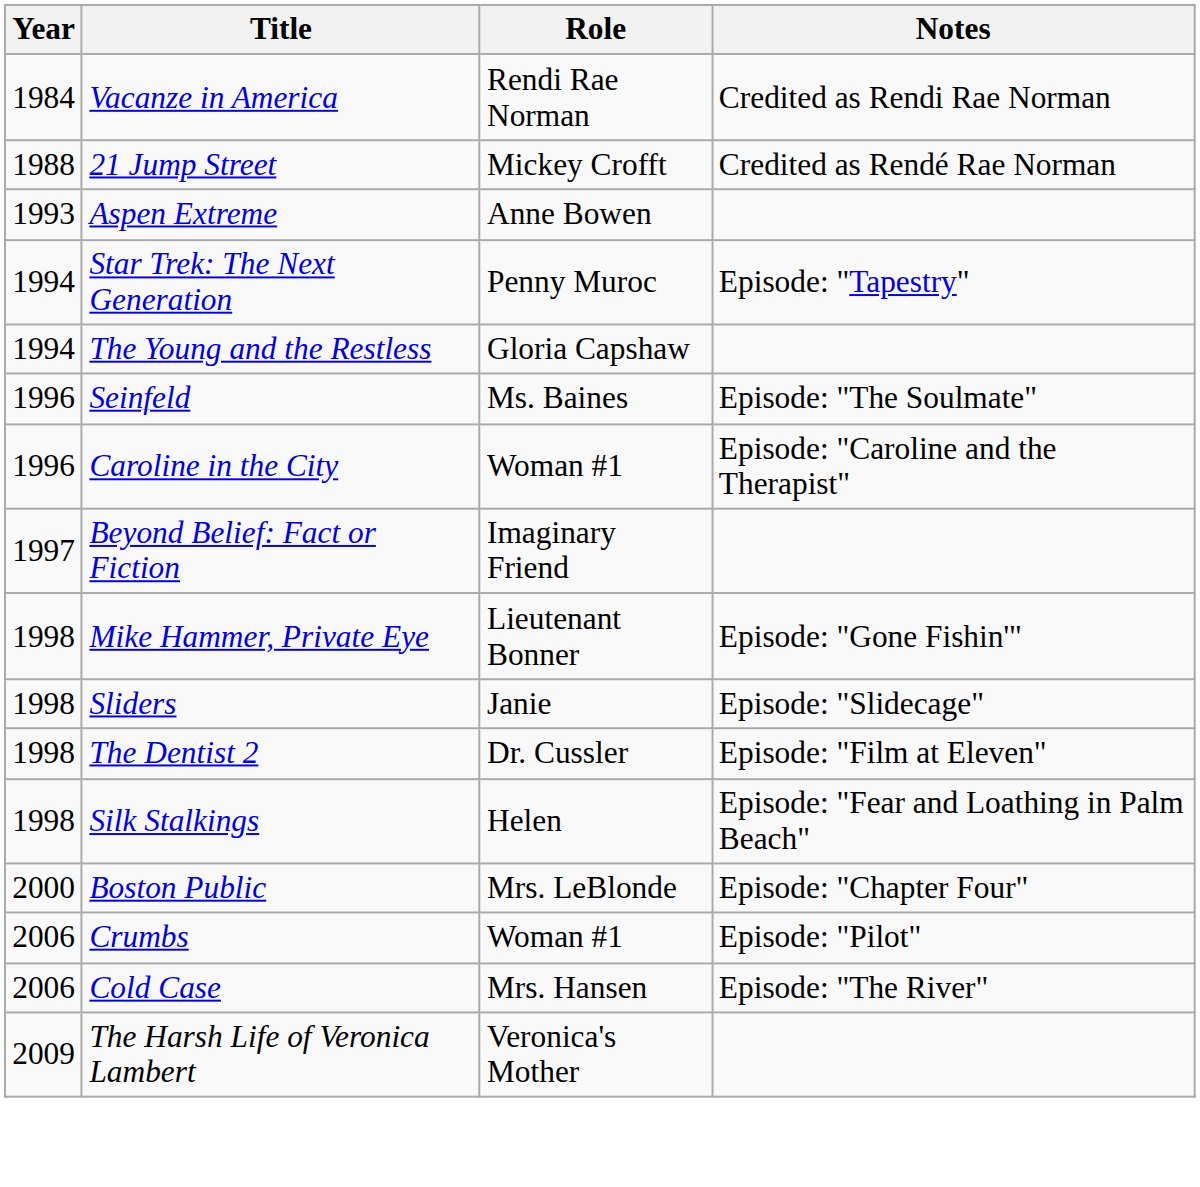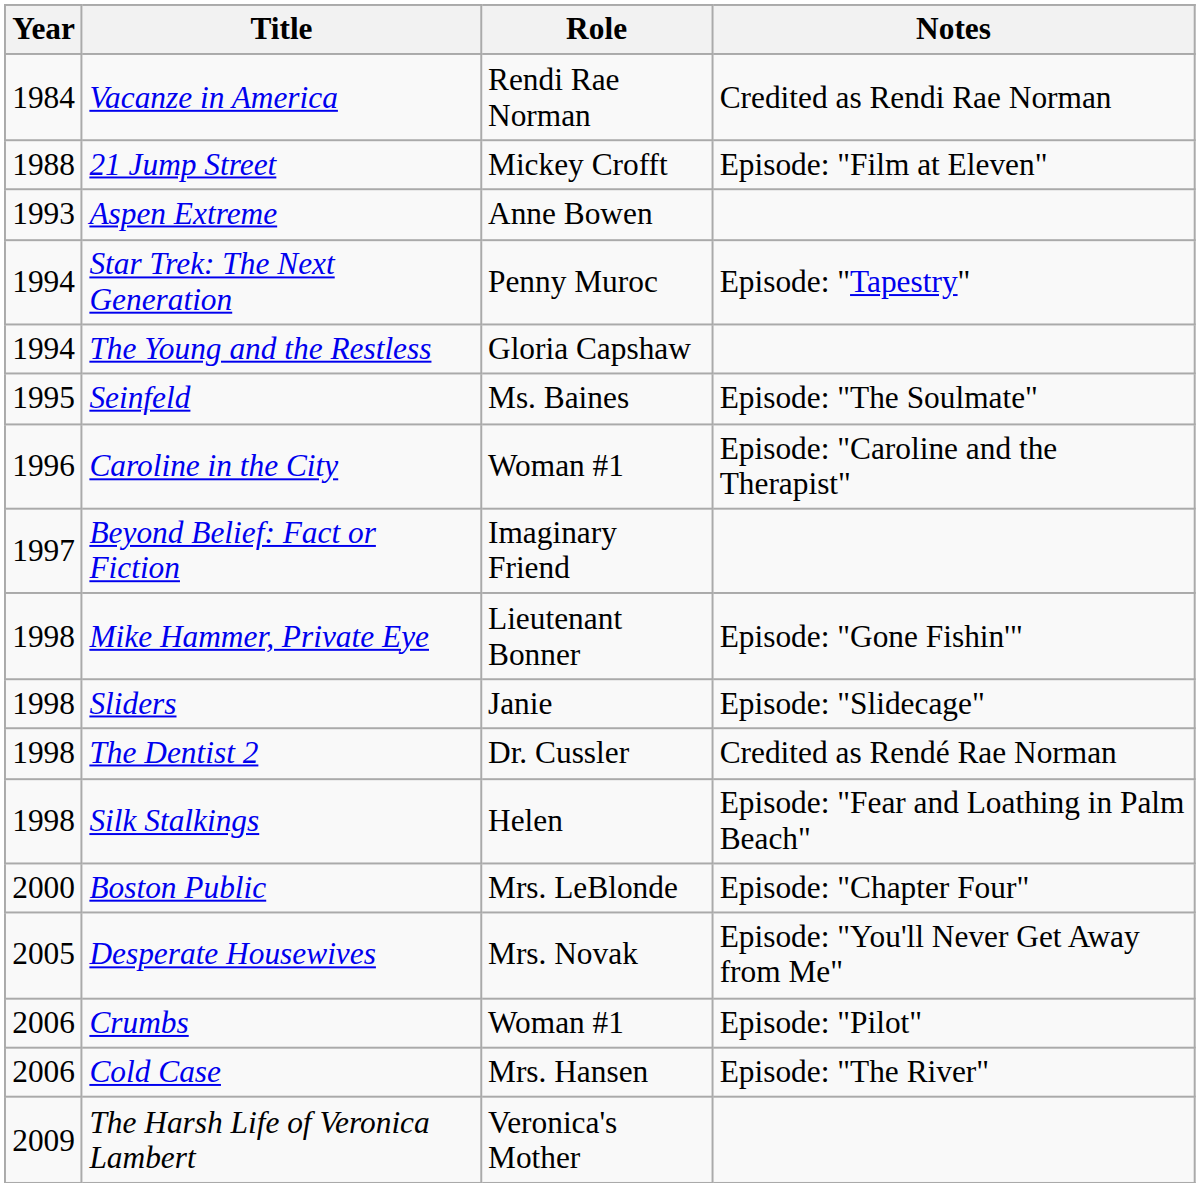(917, 164) Credited as Rendé Rae Norman -> (884, 164) Episode: "Film at Eleven"
(44, 398) 1996 -> (44, 398) 1995
(883, 752) Episode: "Film at Eleven" -> (918, 752) Credited as Rendé Rae Norman
+ row: (233, 954)
